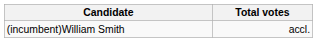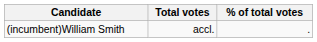+ column: (265, 12)
